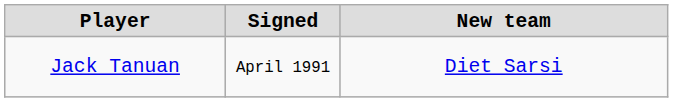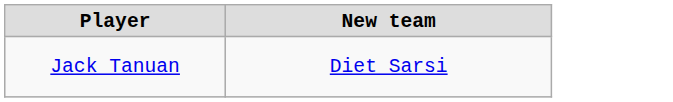- column: (283, 21)
